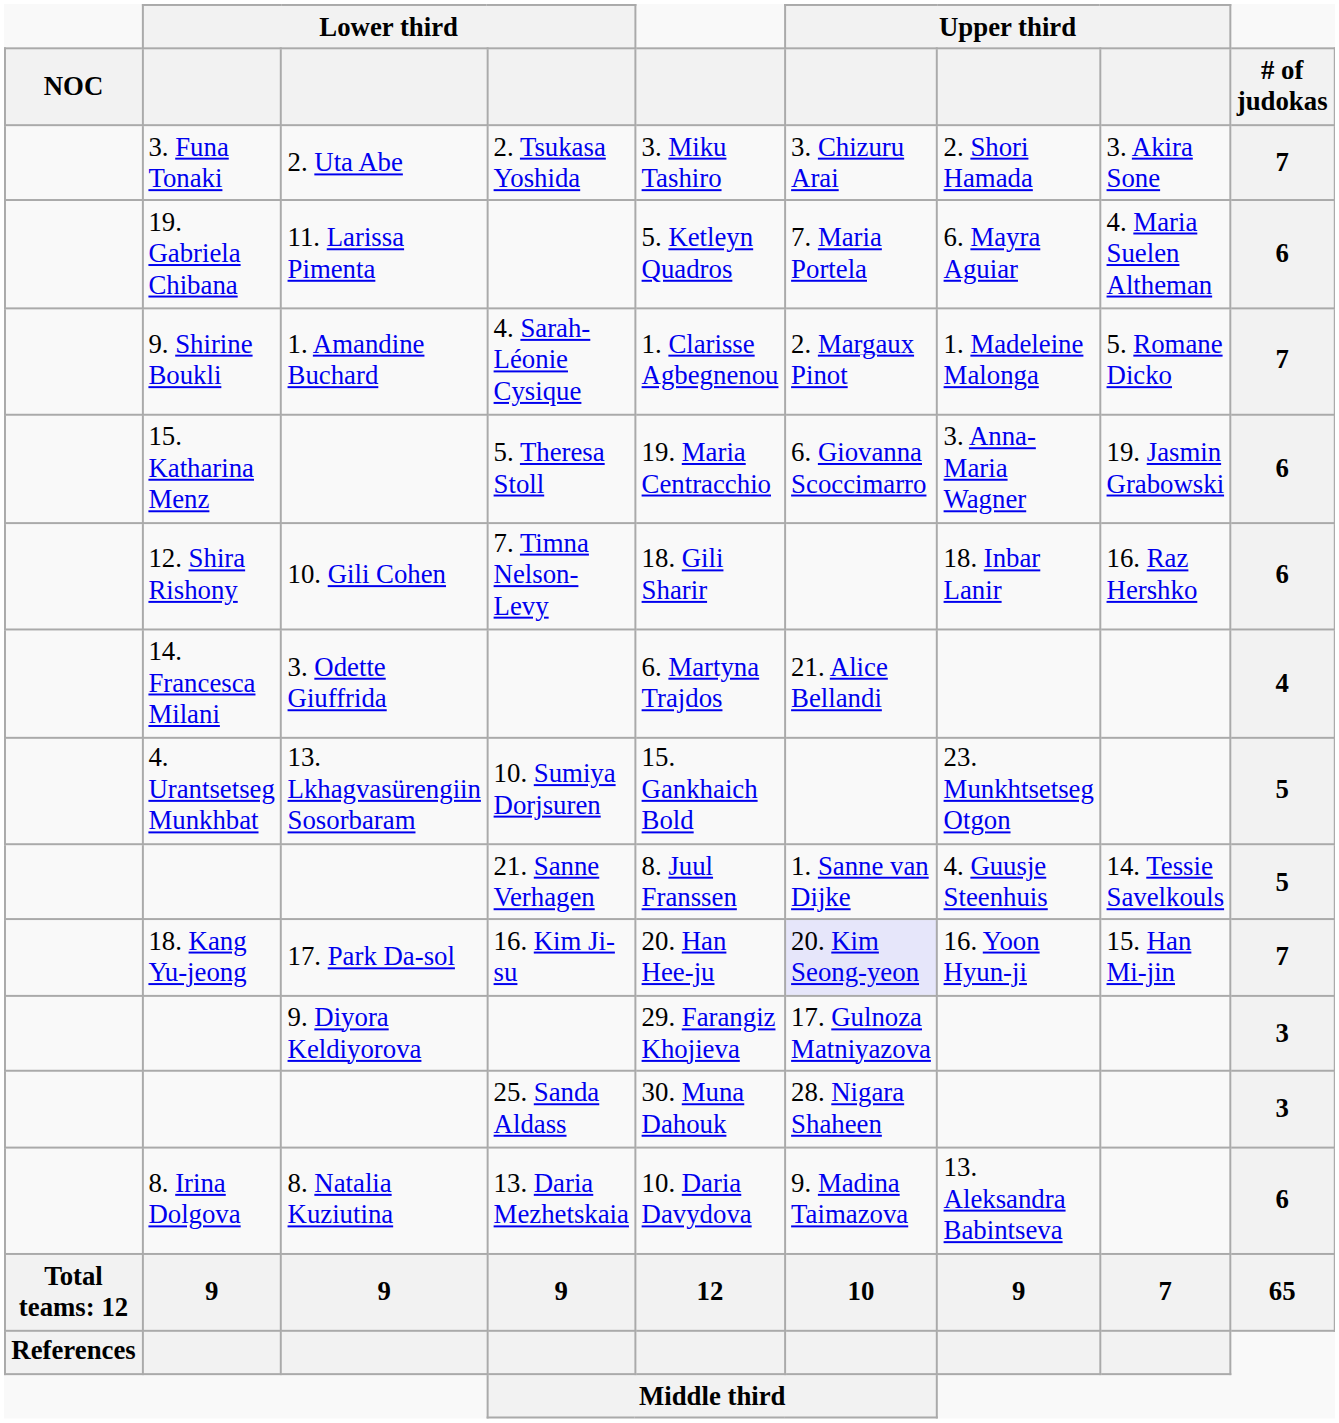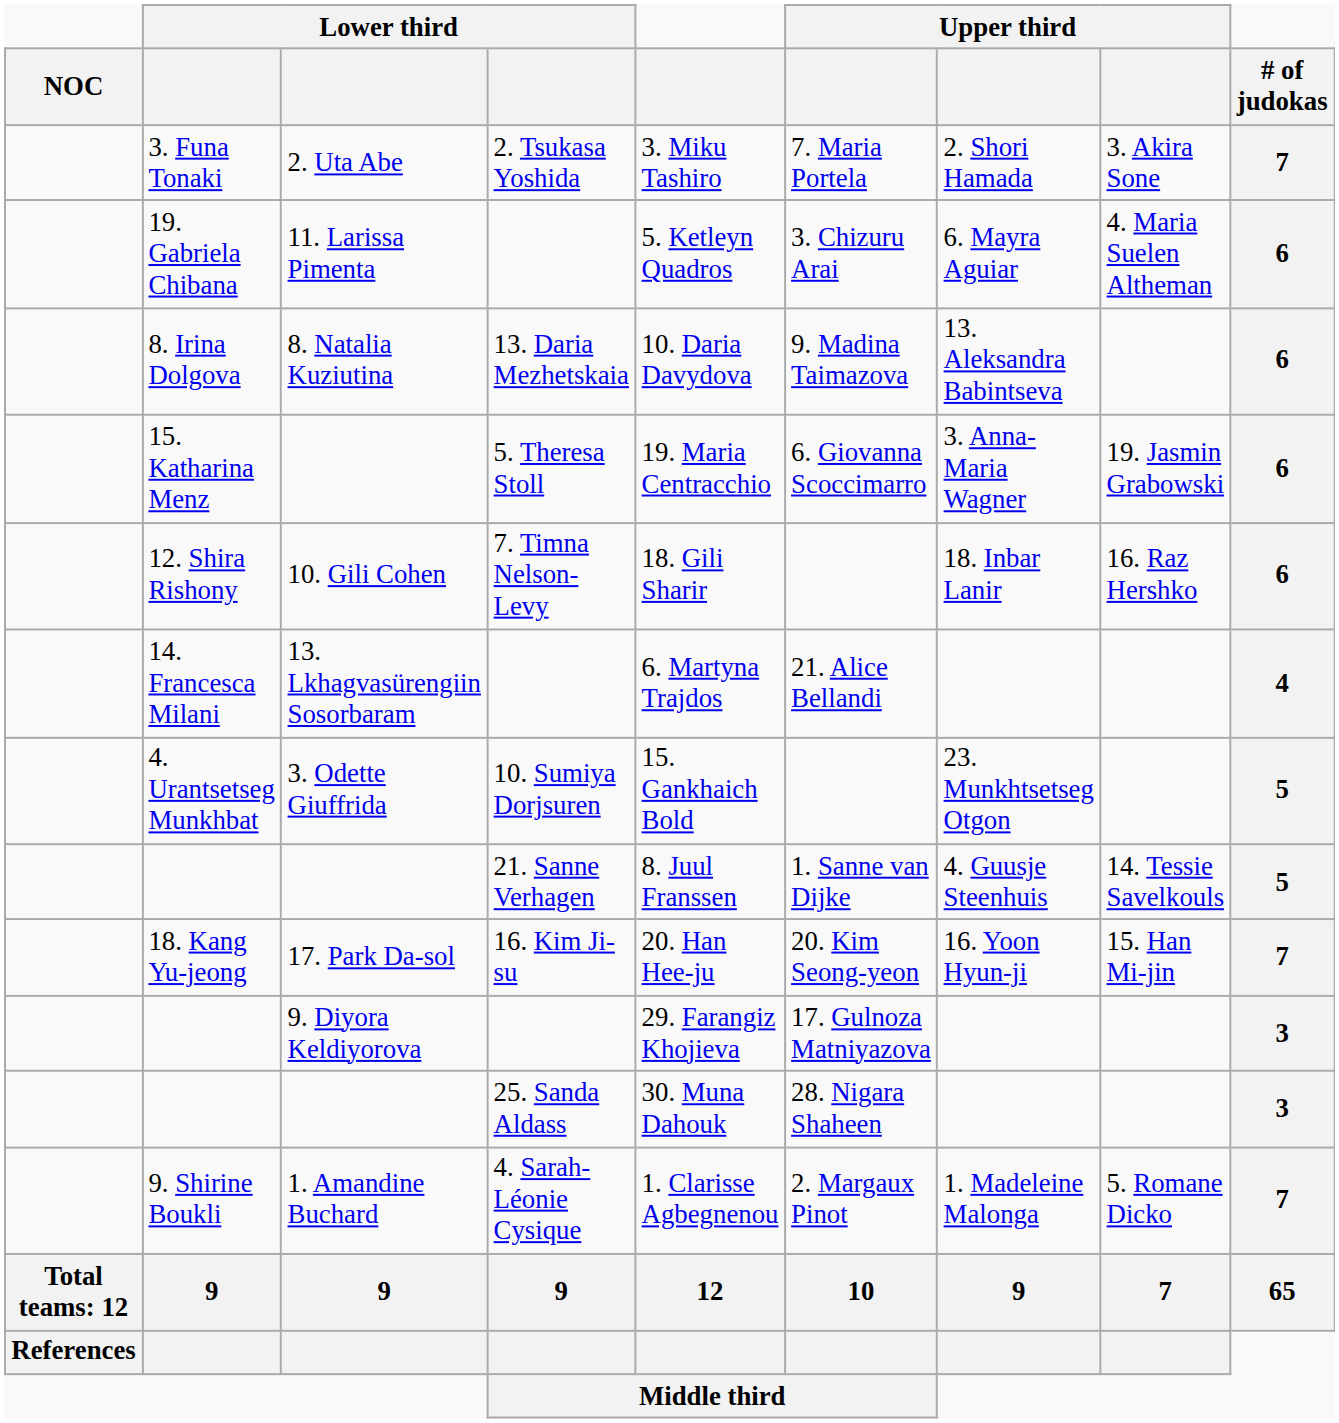(848, 161) 3. Chizuru Arai -> (836, 161) 7. Maria Portela
(836, 253) 7. Maria Portela -> (848, 253) 3. Chizuru Arai
rows swapped: (201, 360) <-> (195, 1199)
(337, 682) 3. Odette Giuffrida -> (384, 682) 13. Lkhagvasürengiin Sosorbaram
(384, 789) 13. Lkhagvasürengiin Sosorbaram -> (337, 789) 3. Odette Giuffrida
(855, 956) lavender background -> (855, 956) no background
